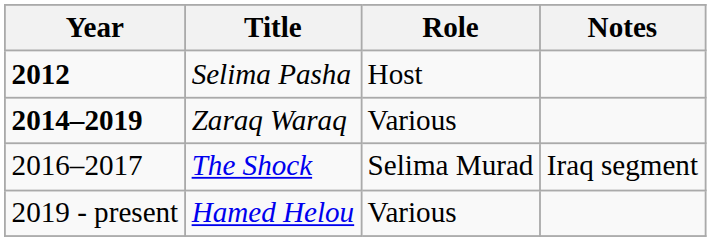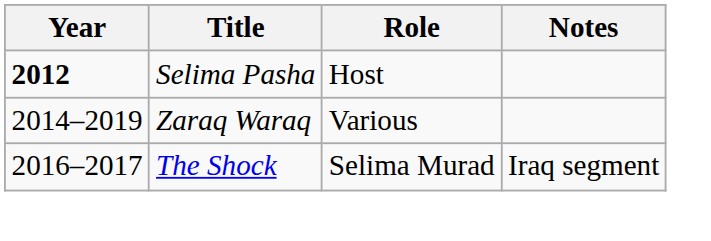(77, 119) bold -> (77, 119) normal
- row: (273, 212)
